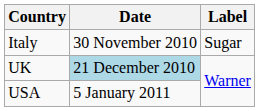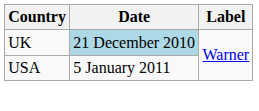- row: (23, 42)
